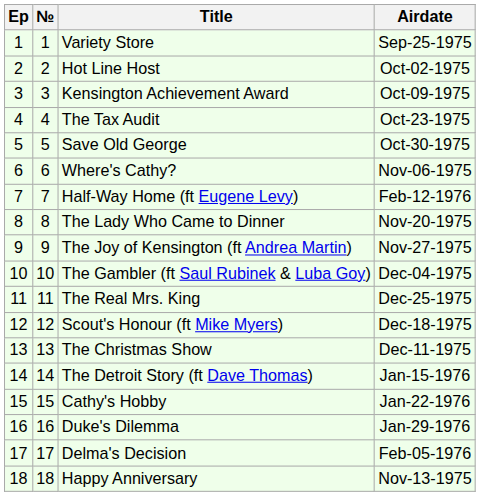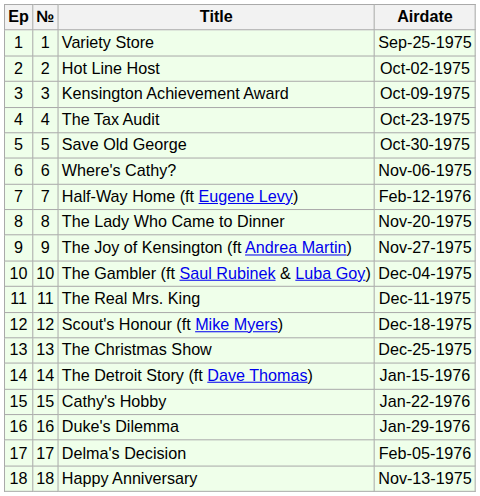(425, 299) Dec-25-1975 -> (425, 299) Dec-11-1975
(425, 350) Dec-11-1975 -> (425, 350) Dec-25-1975
